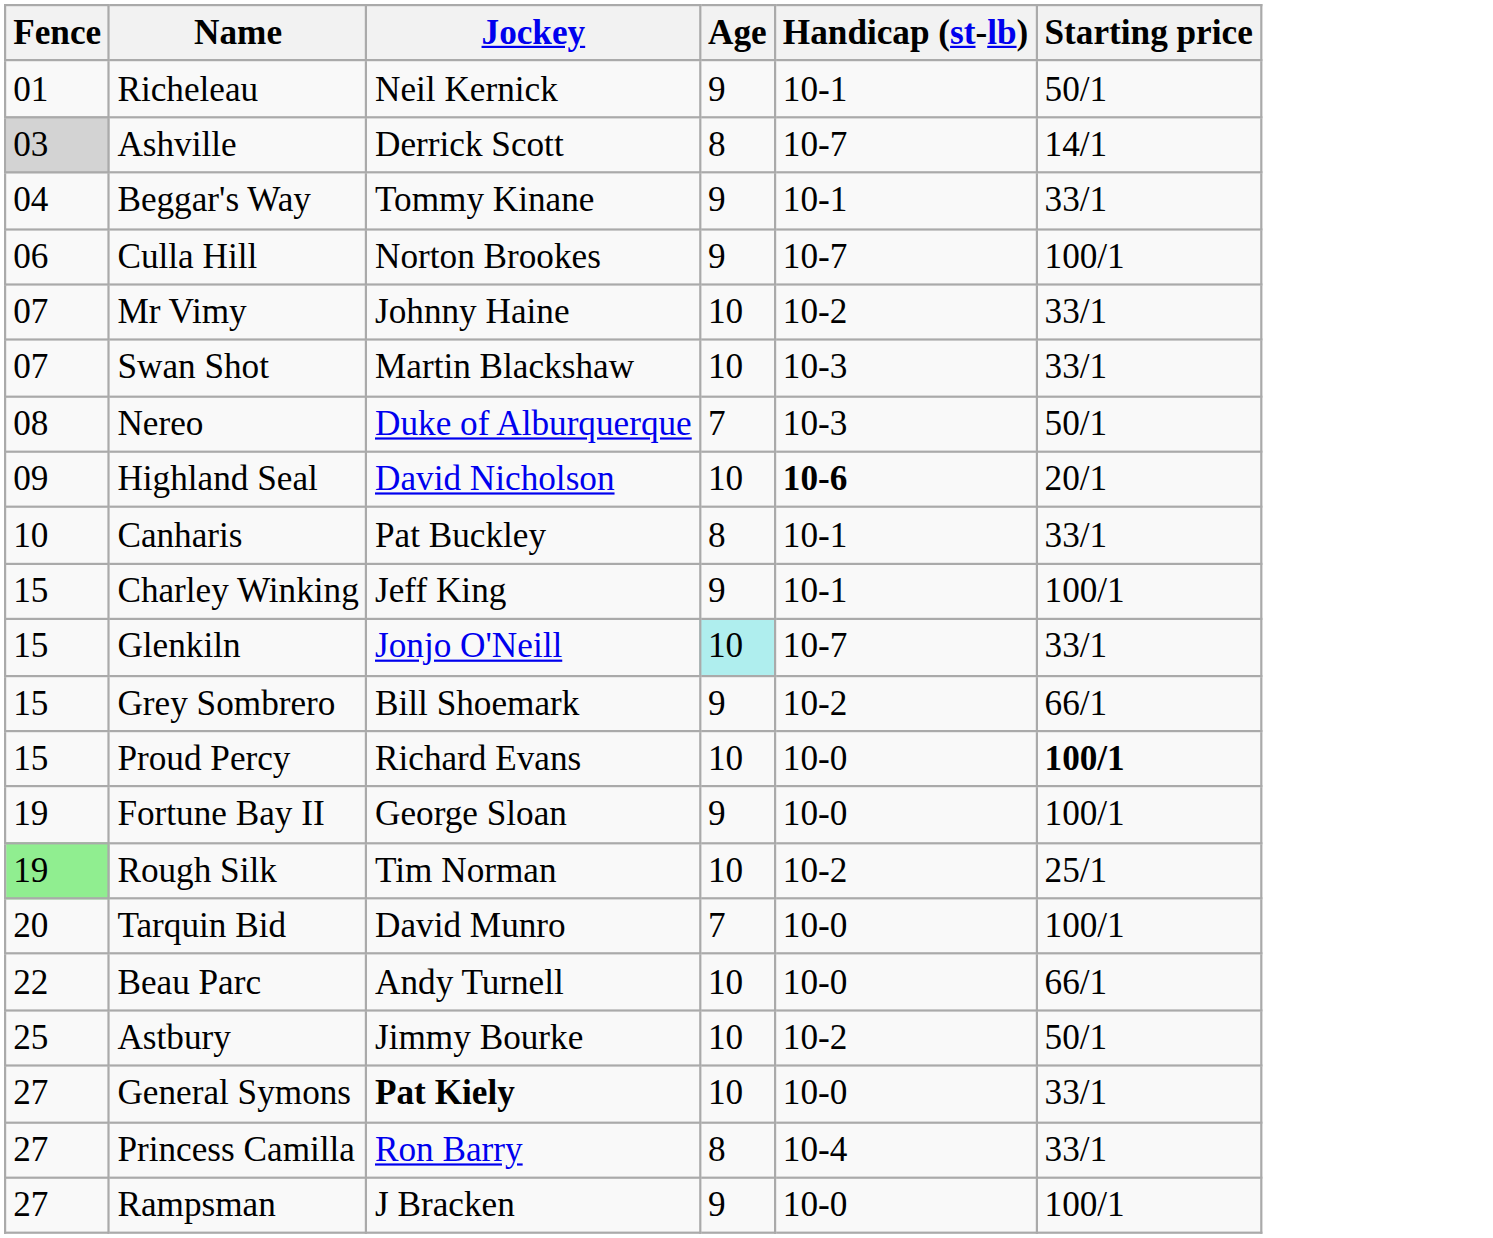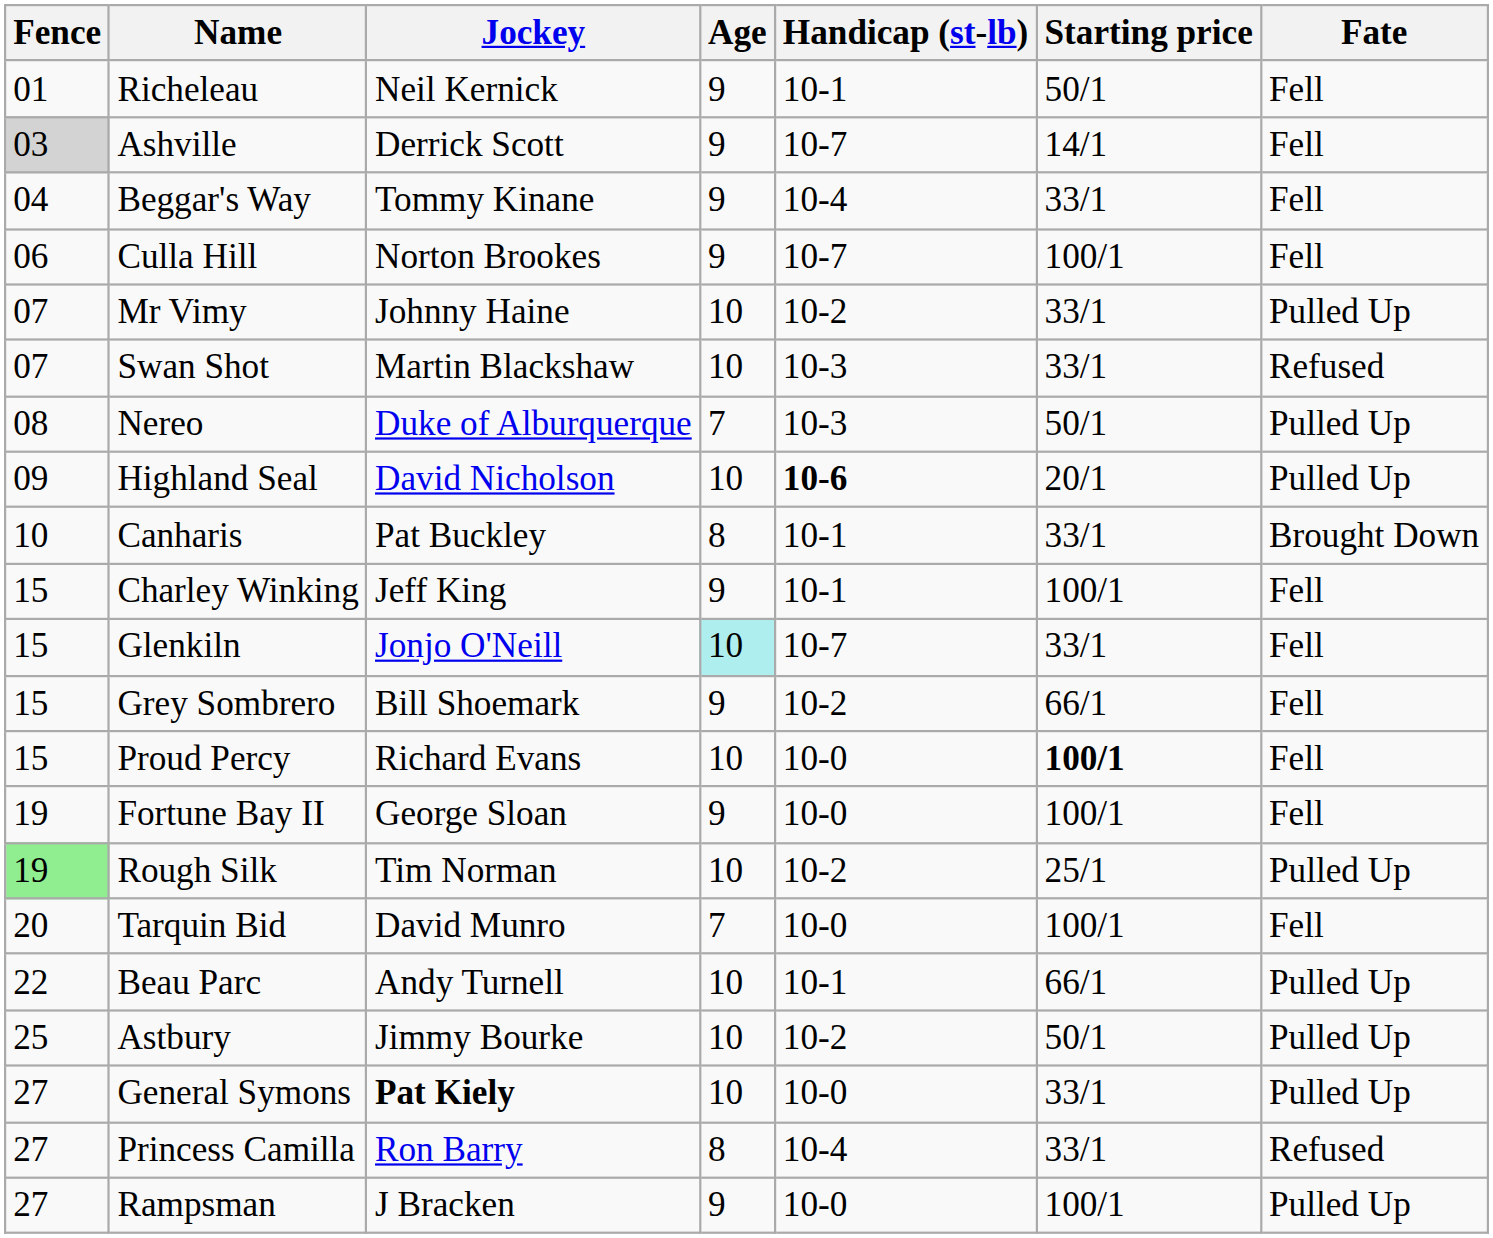+ column: (1374, 32)
(717, 144) 8 -> (717, 144) 9
(815, 199) 10-1 -> (815, 199) 10-4
(815, 981) 10-0 -> (815, 981) 10-1
